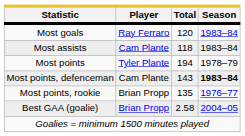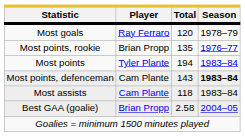(219, 32) 1983–84 -> (219, 32) 1978–79
rows swapped: (60, 47) <-> (60, 93)
(219, 63) 1978–79 -> (219, 63) 1983–84
